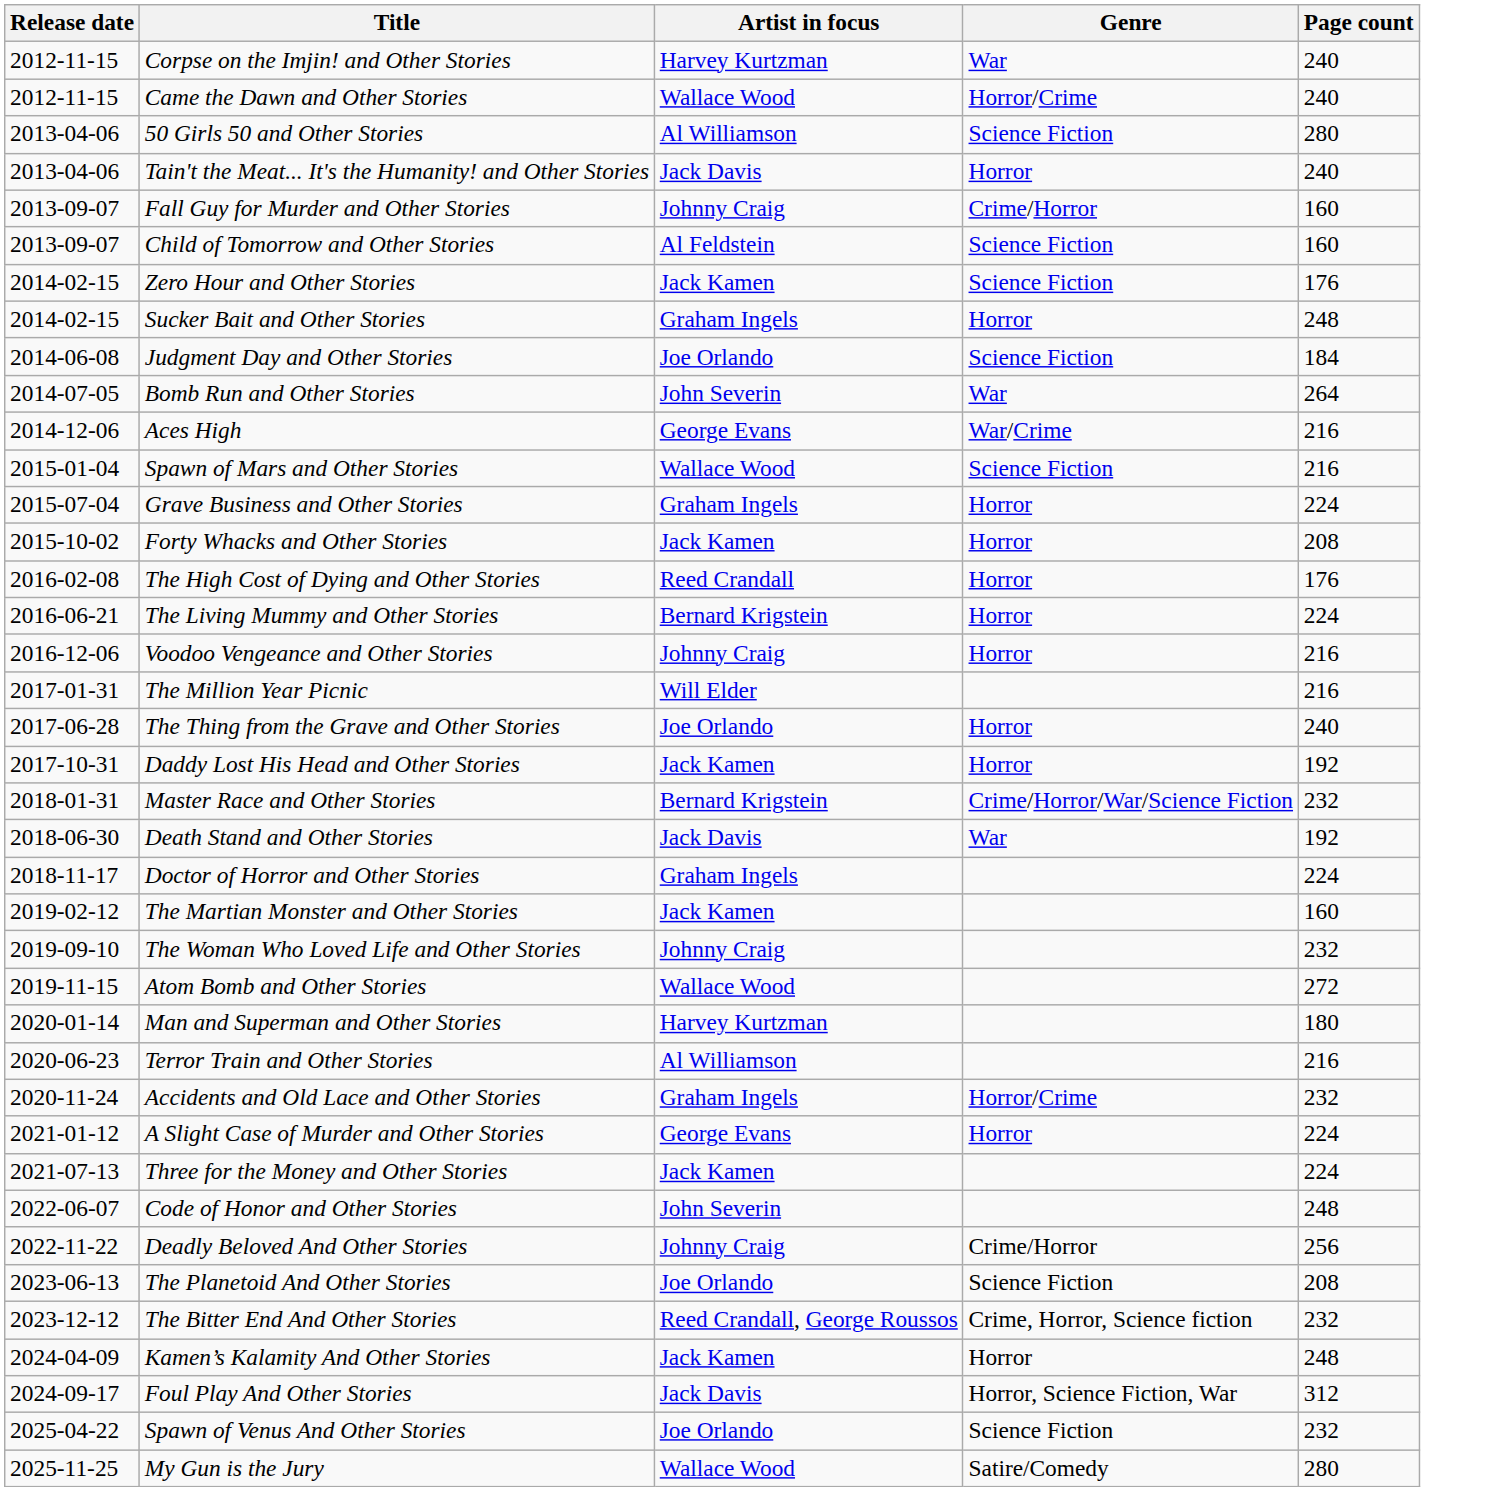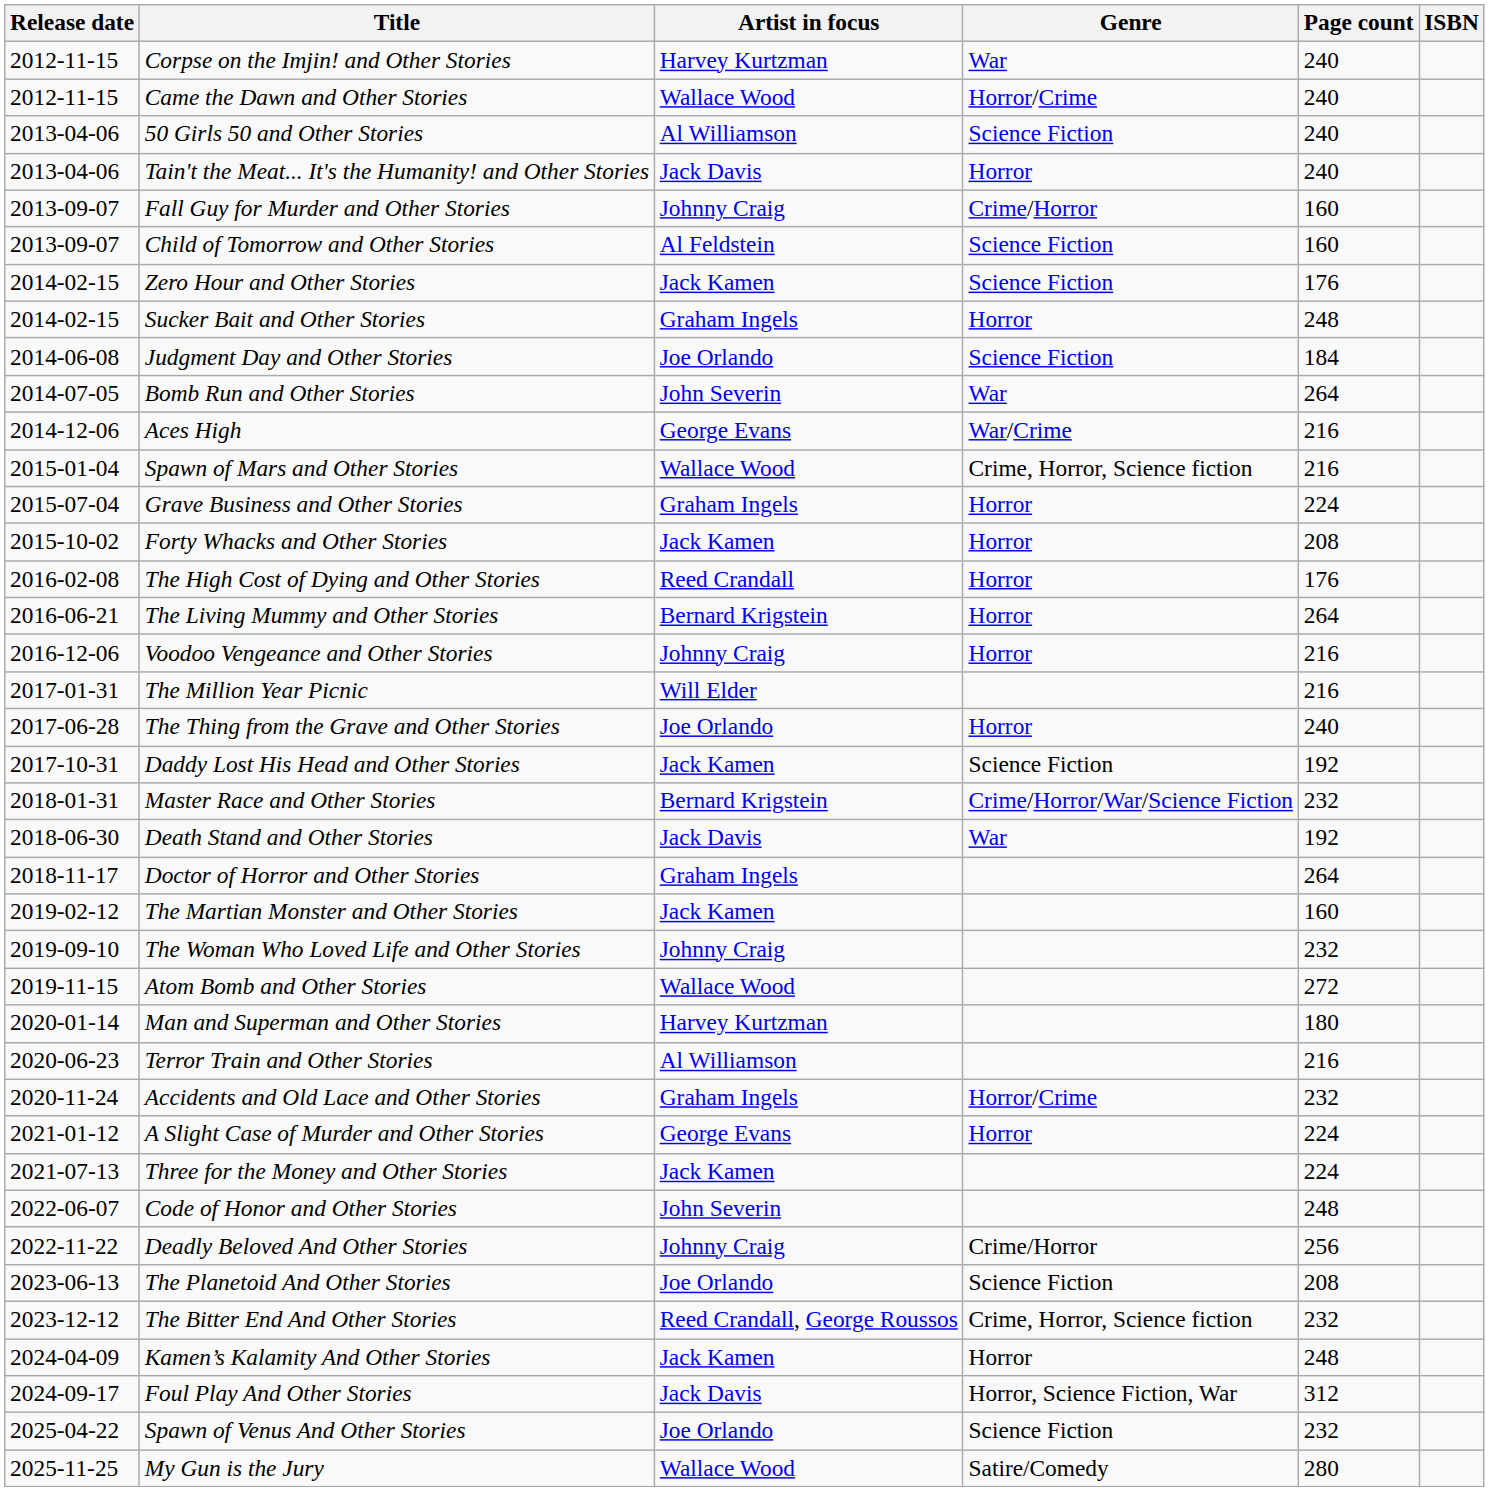+ column: (1451, 23)
(1321, 134) 280 -> (1321, 134) 240
(1041, 467) Science Fiction -> (1110, 467) Crime, Horror, Science fiction
(1321, 615) 224 -> (1321, 615) 264
(1000, 763) Horror -> (1041, 763) Science Fiction
(1321, 875) 224 -> (1321, 875) 264
